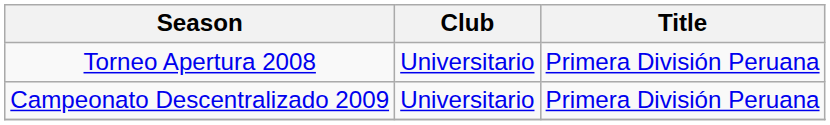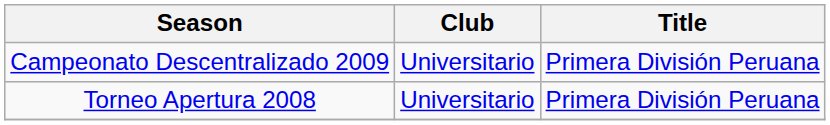rows swapped: (200, 61) <-> (200, 100)
